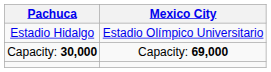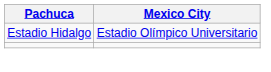- row: (52, 52)
